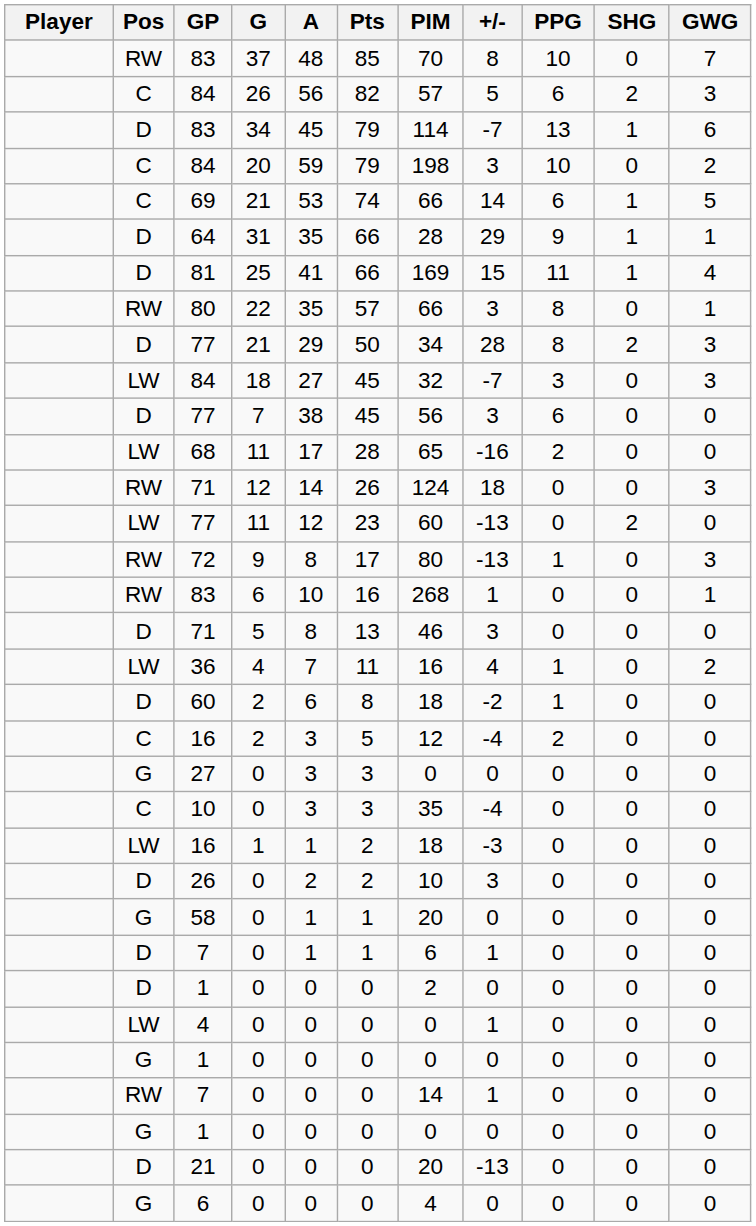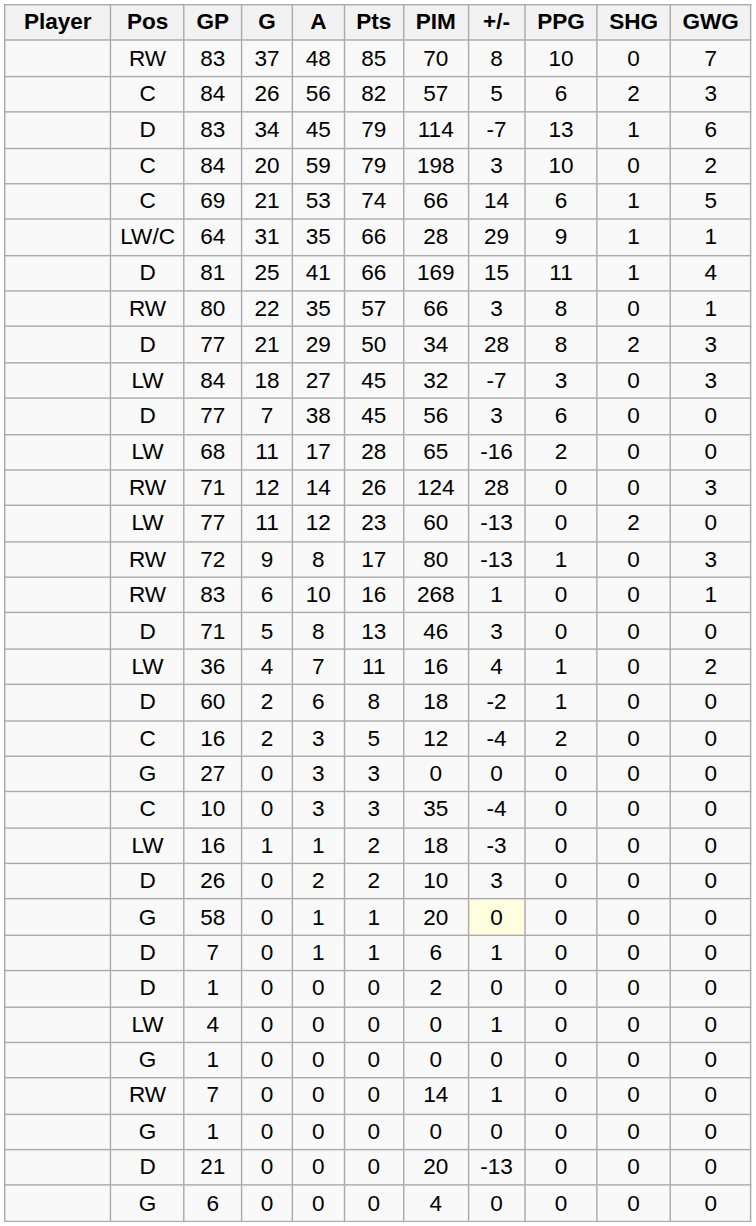(144, 237) D -> (148, 237) LW/C
(492, 487) 18 -> (496, 487) 28
(492, 916) no background -> (496, 916) lightyellow background
